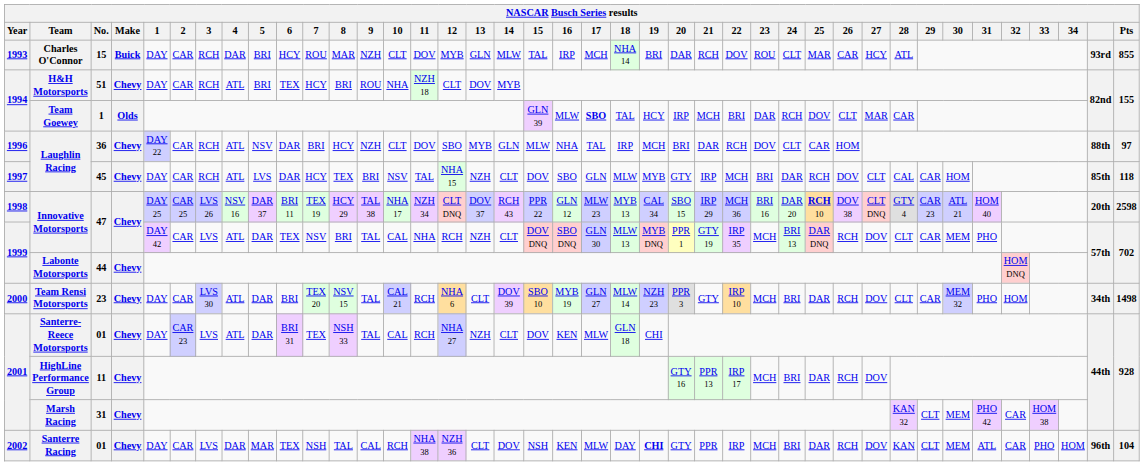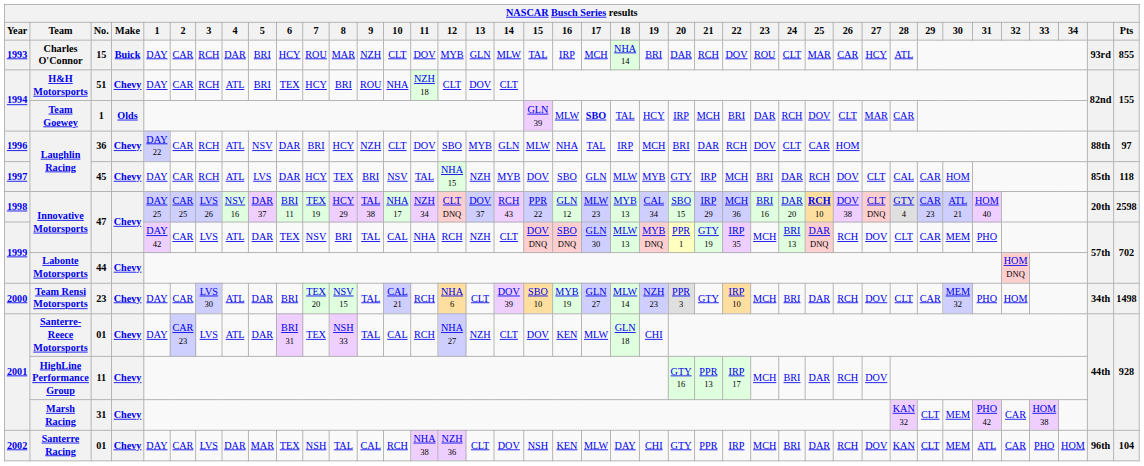(509, 85) MYB -> (509, 85) CLT
(509, 176) CLT -> (509, 176) MYB
(654, 445) bold -> (654, 445) normal
